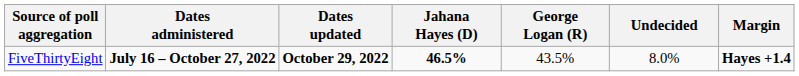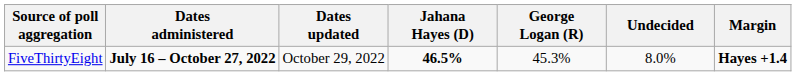(335, 58) bold -> (334, 58) normal
(555, 58) 43.5% -> (551, 58) 45.3%
